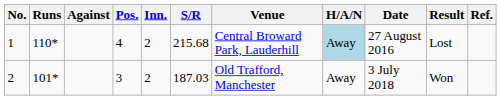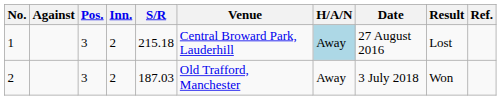- column: (47, 14)
(119, 42) 4 -> (84, 42) 3
(191, 42) 215.68 -> (156, 42) 215.18
